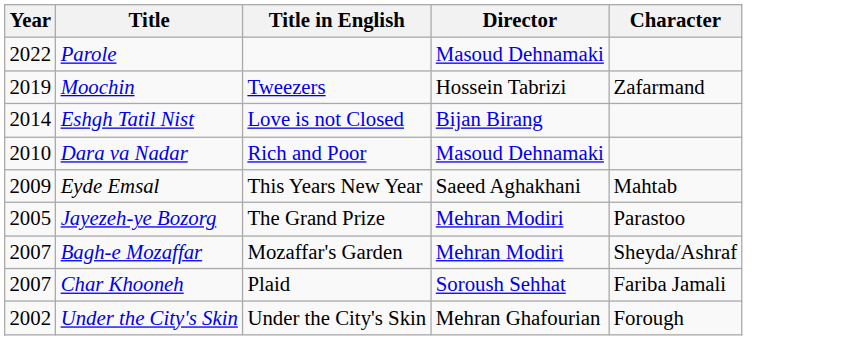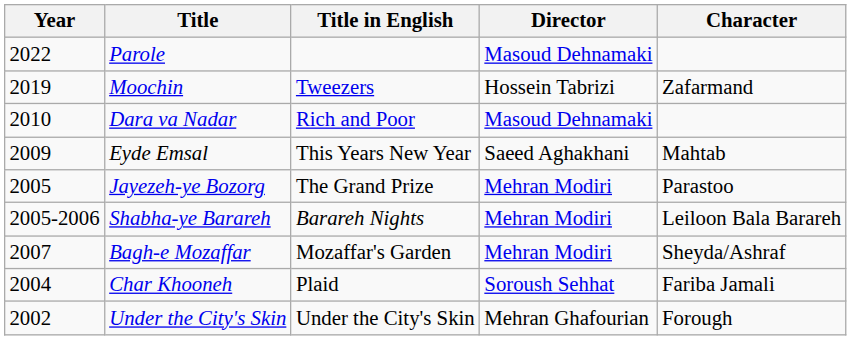- row: (127, 119)
+ row: (190, 218)
(30, 284) 2007 -> (30, 284) 2004
